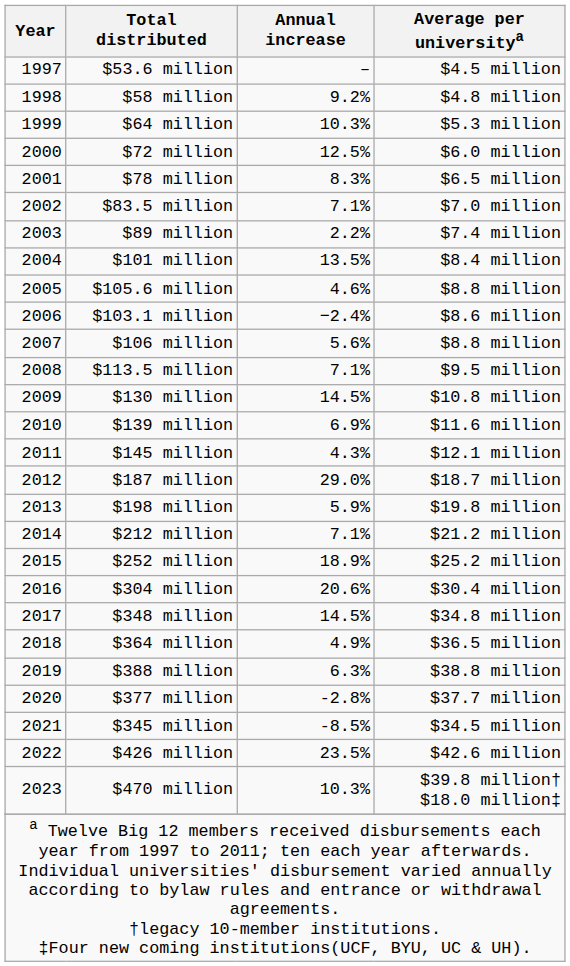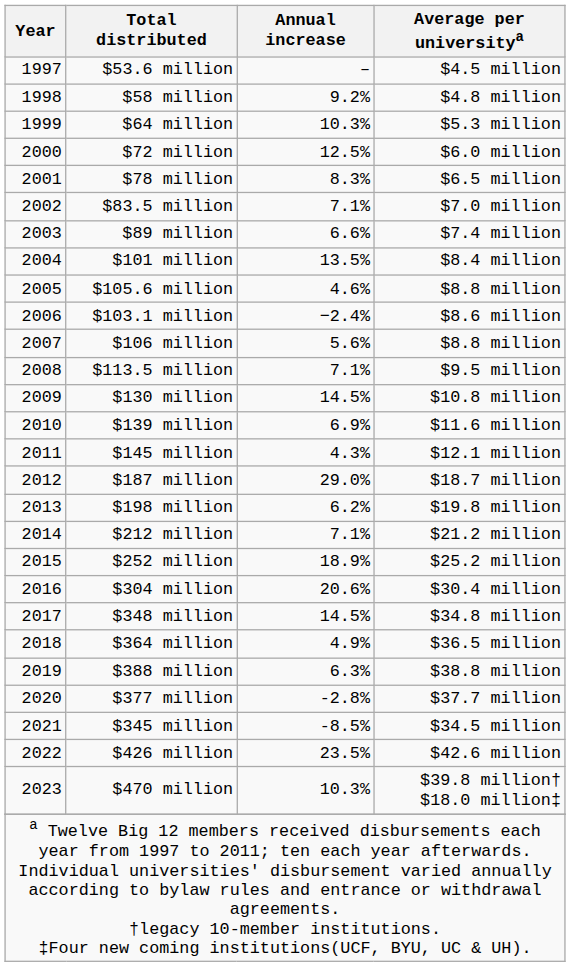(350, 234) 2.2% -> (350, 234) 6.6%
(350, 507) 5.9% -> (350, 507) 6.2%
